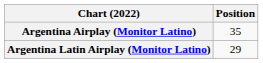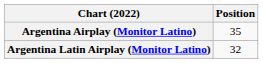(235, 49) 29 -> (235, 49) 32
